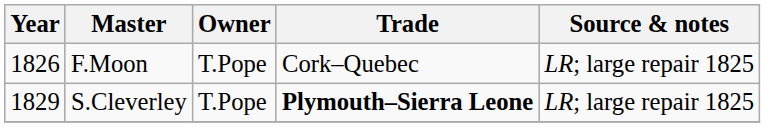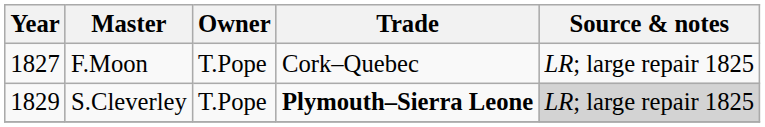(35, 63) 1826 -> (35, 63) 1827
(649, 102) no background -> (649, 102) lightgrey background
